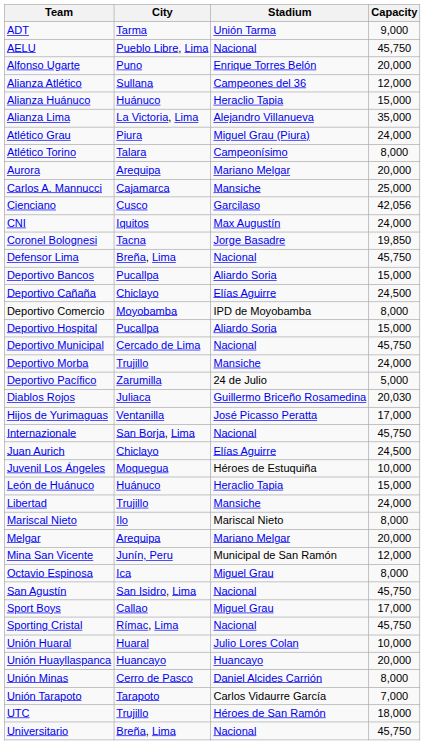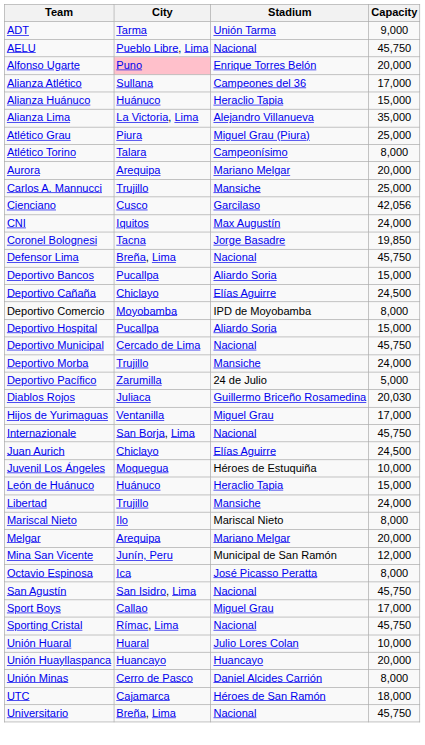(129, 65) no background -> (129, 65) pink background
(394, 83) 12,000 -> (394, 83) 17,000
(394, 135) 24,000 -> (394, 135) 25,000
(143, 188) Cajamarca -> (132, 188) Trujillo
(265, 415) José Picasso Peratta -> (244, 415) Miguel Grau
(244, 573) Miguel Grau -> (265, 573) José Picasso Peratta
- row: (44, 696)
(132, 713) Trujillo -> (143, 696) Cajamarca
